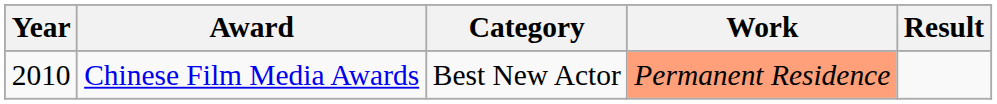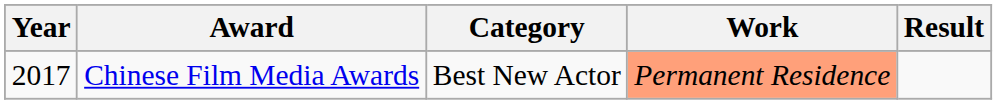(41, 74) 2010 -> (41, 74) 2017
